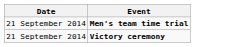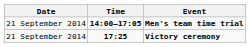+ column: (116, 11)
